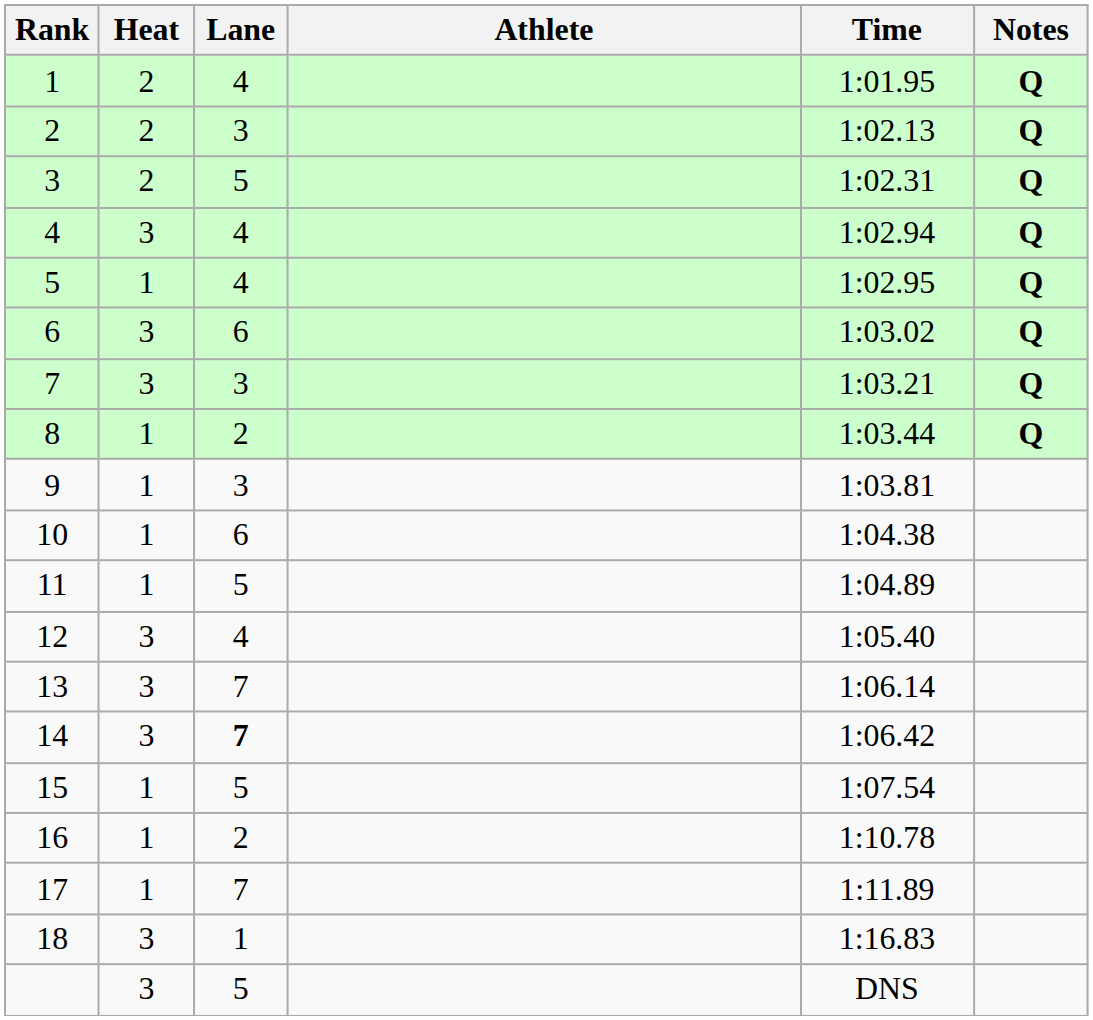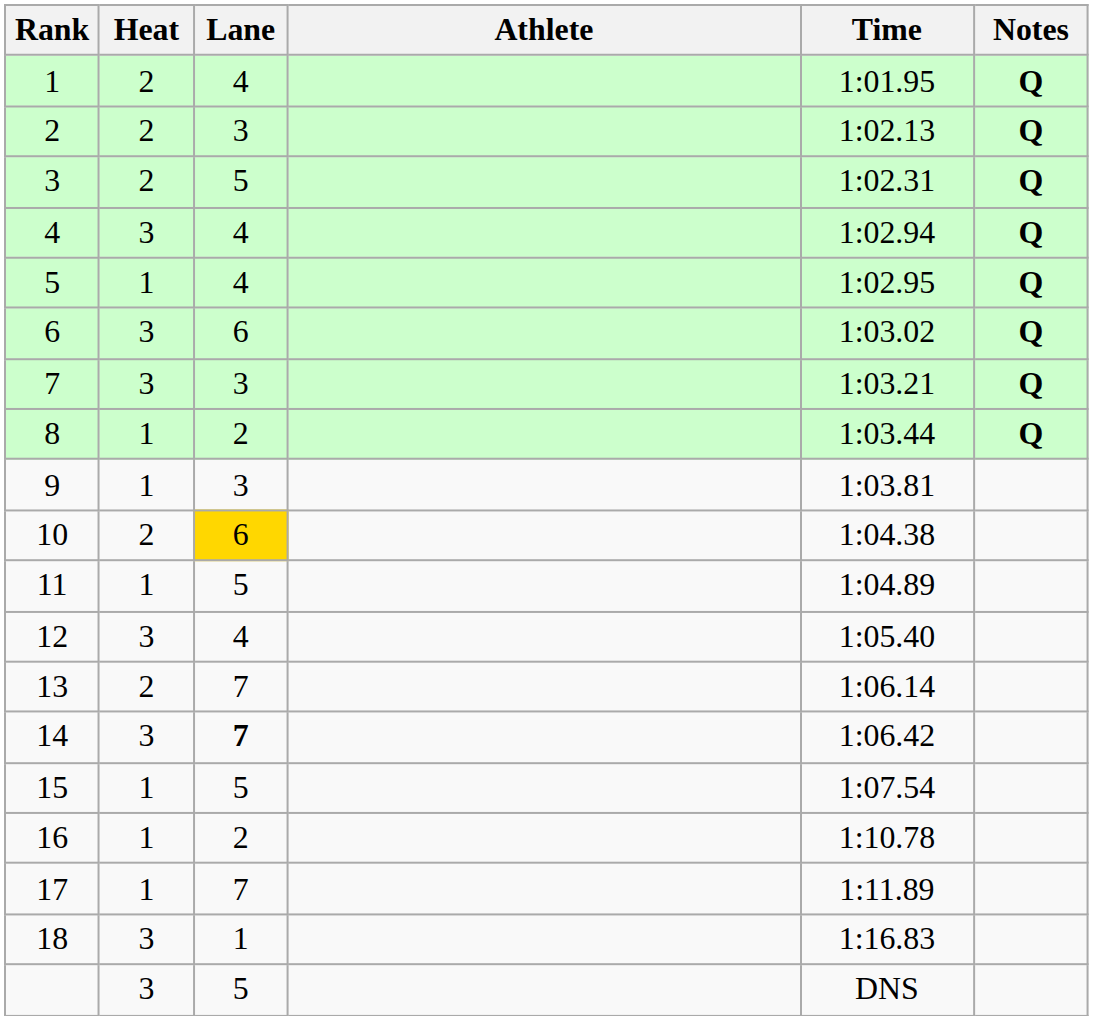(146, 534) 1 -> (146, 534) 2
(241, 534) no background -> (241, 534) gold background
(146, 686) 3 -> (146, 686) 2
